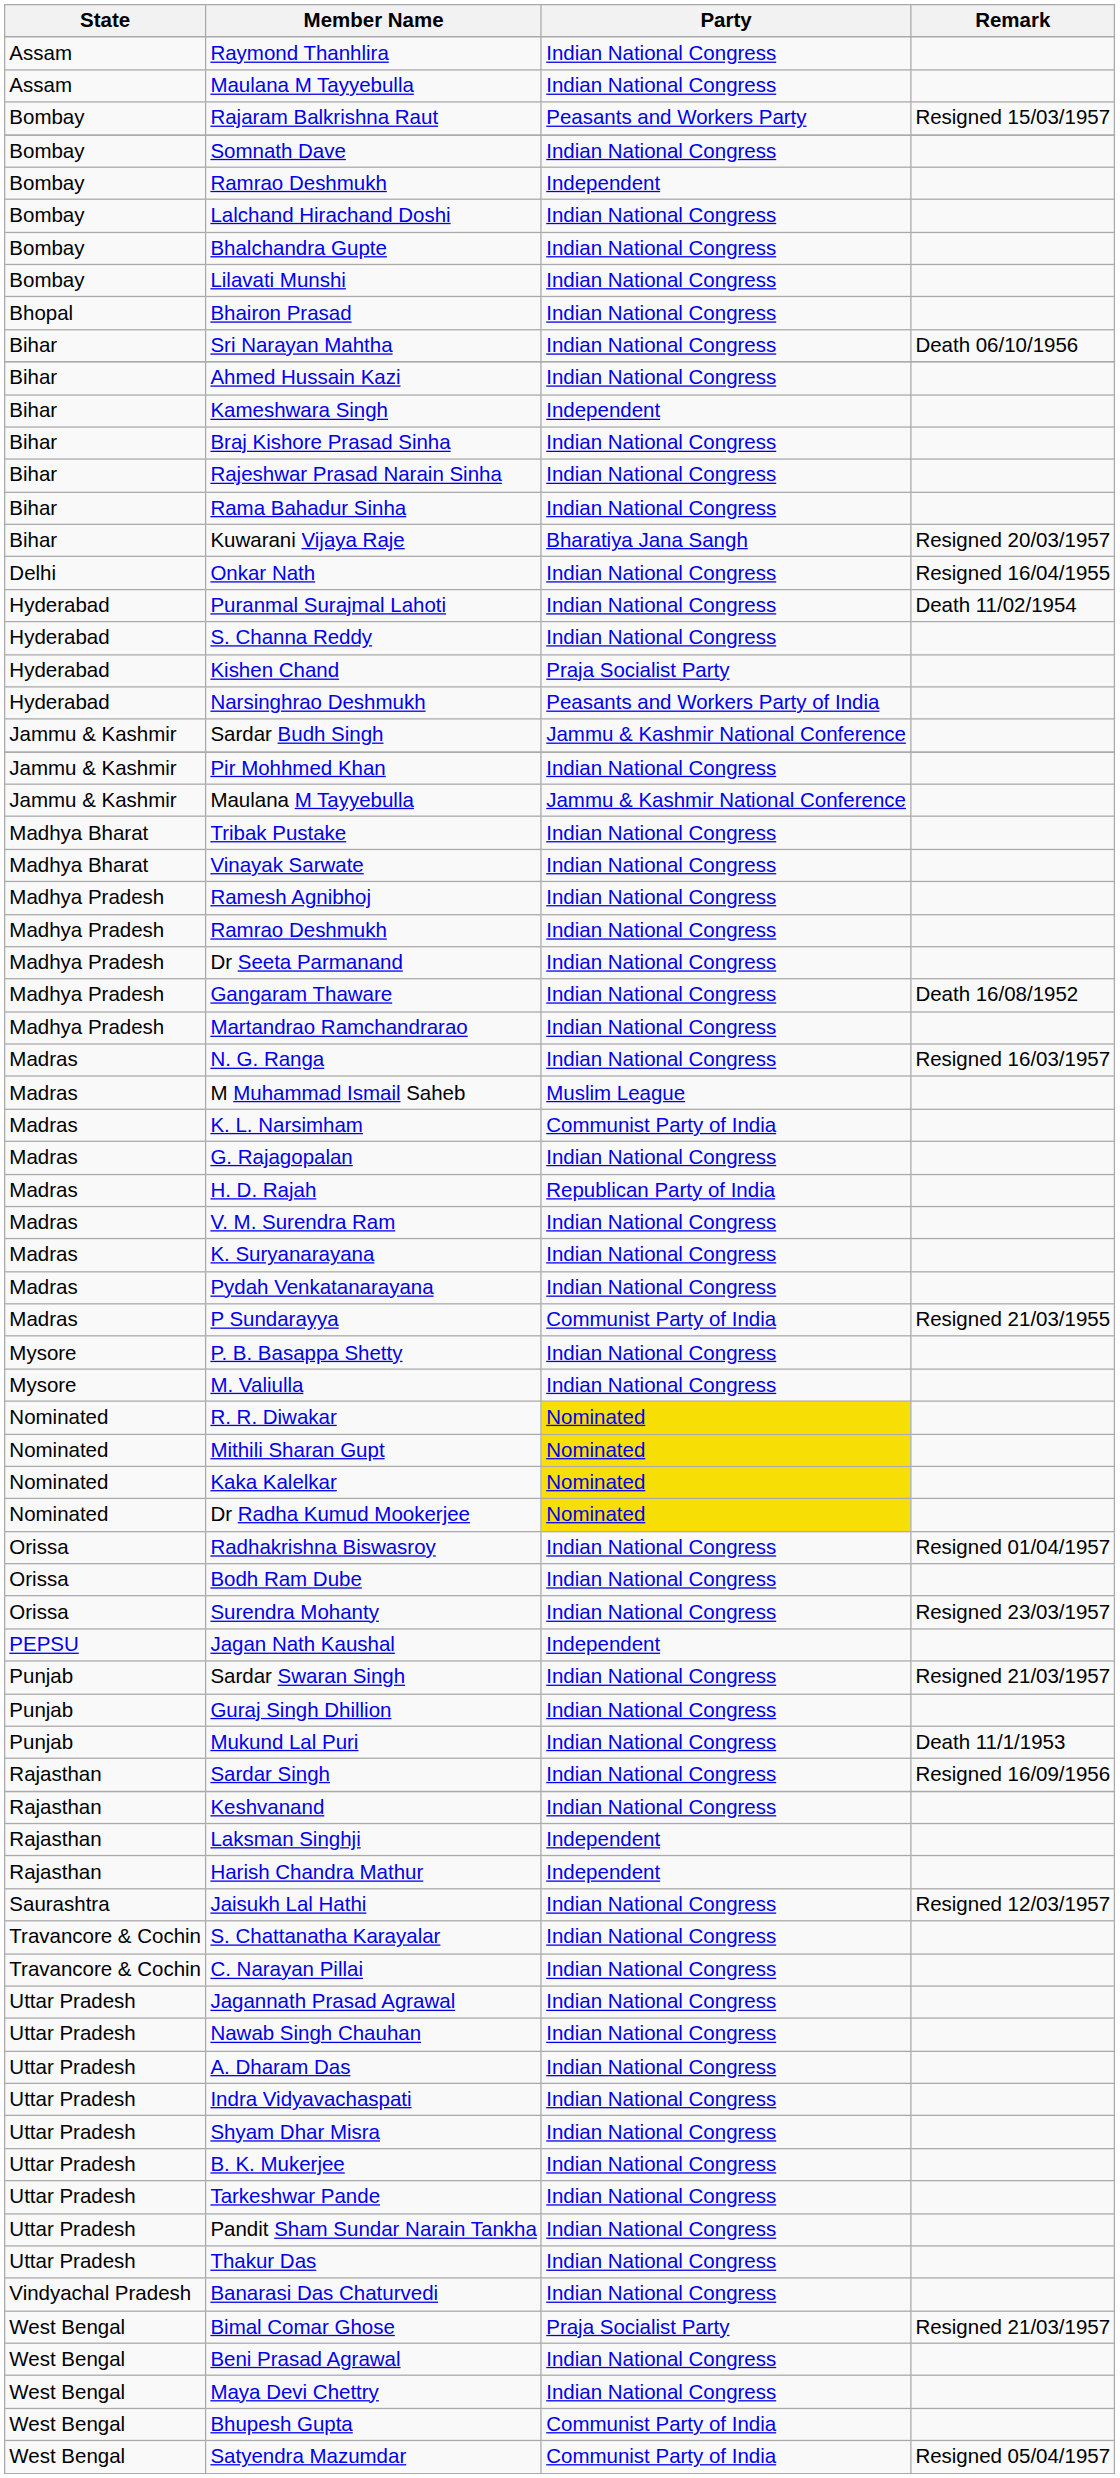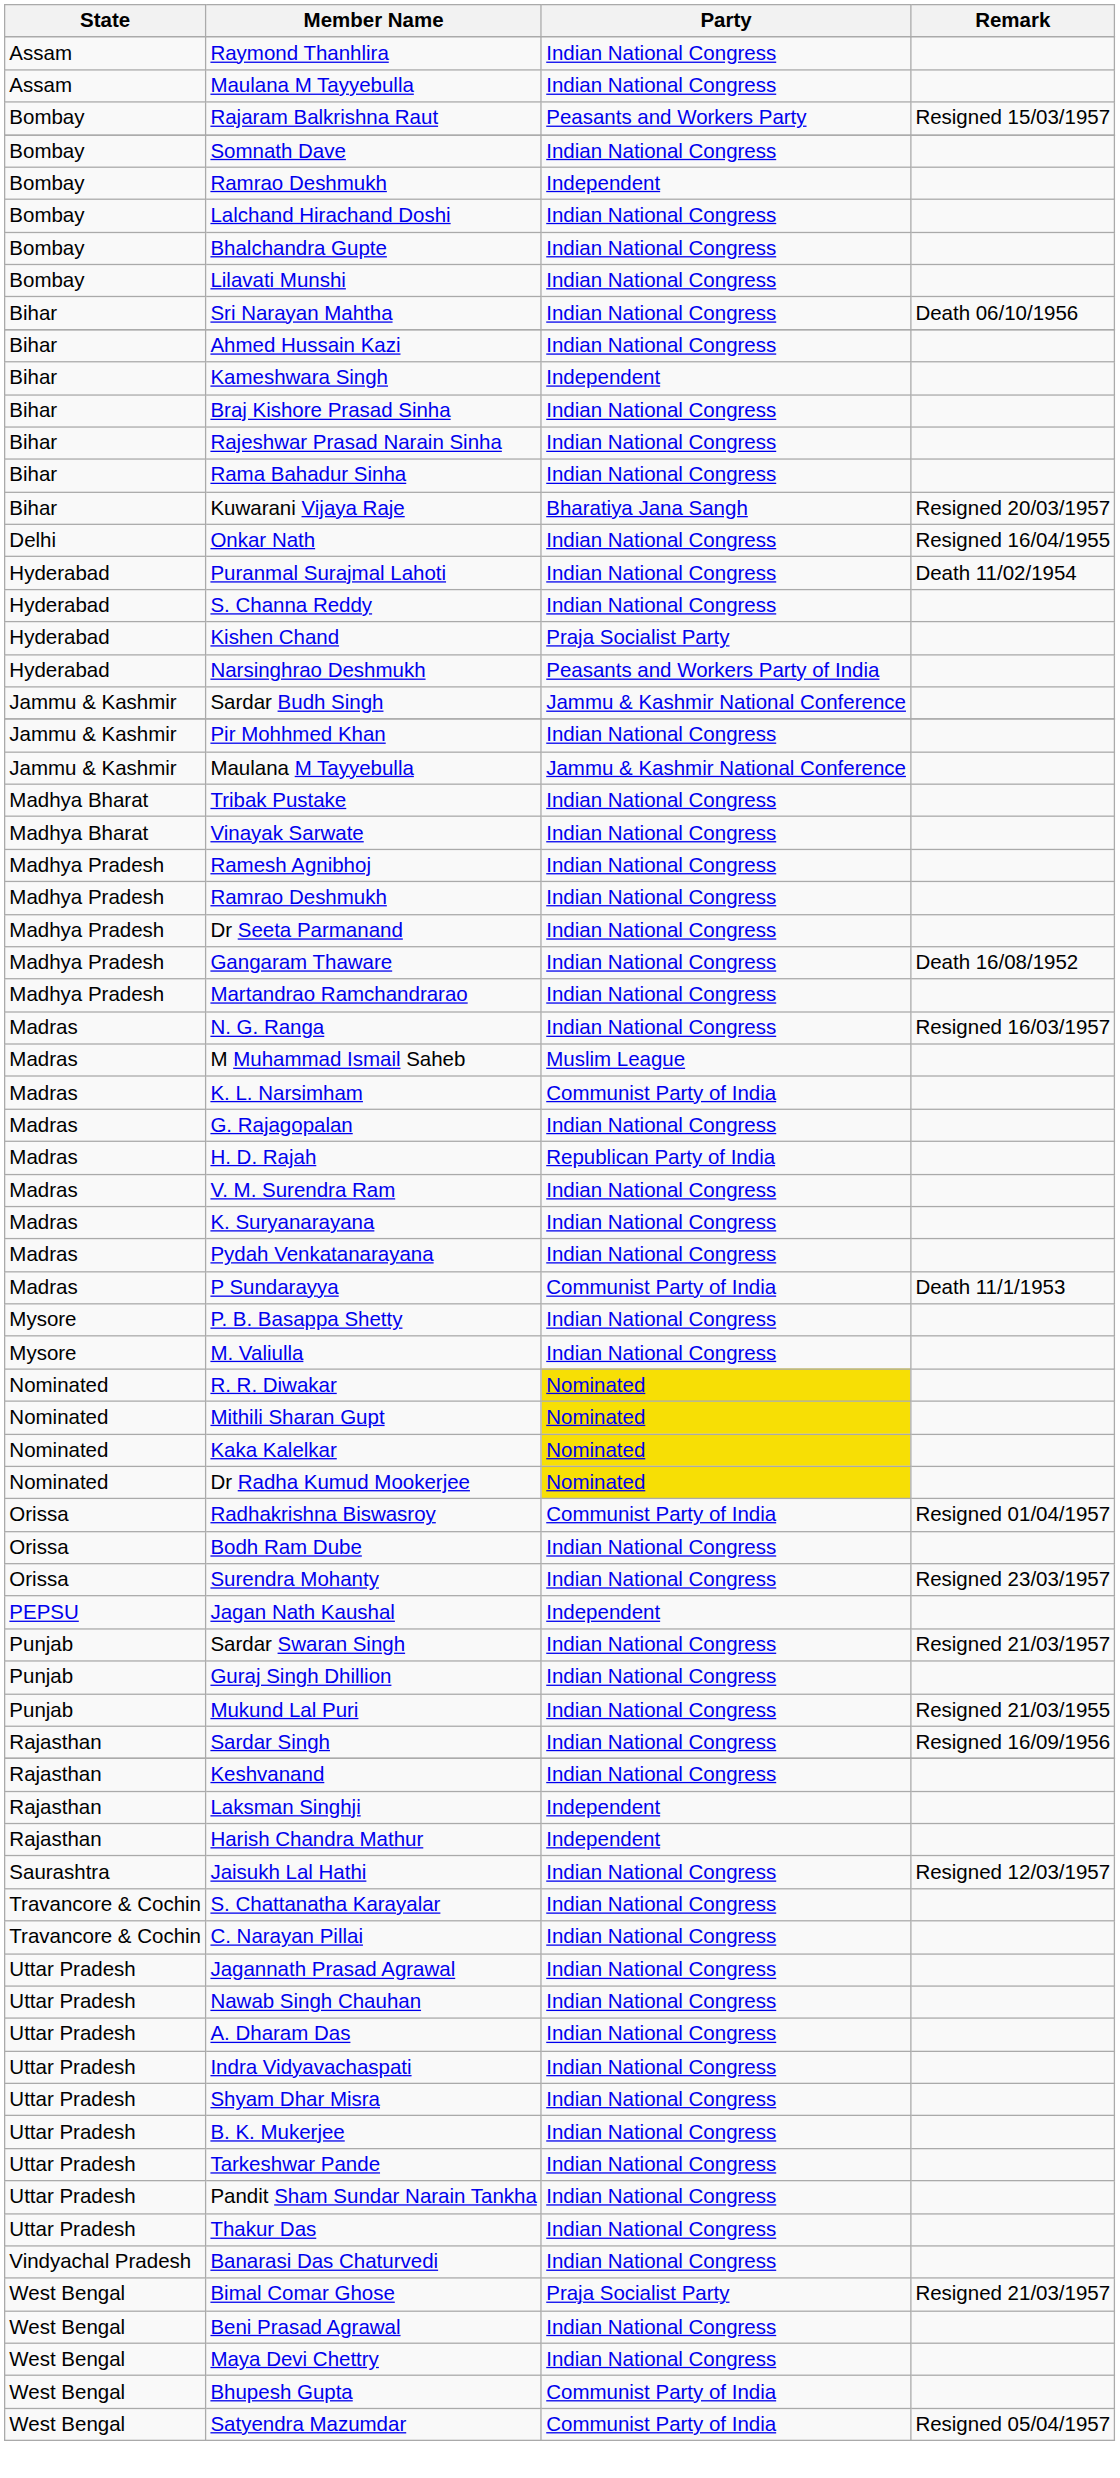- row: (41, 313)
(1013, 1319) Resigned 21/03/1955 -> (990, 1287) Death 11/1/1953
(661, 1547) Indian National Congress -> (661, 1514) Communist Party of India
(990, 1742) Death 11/1/1953 -> (1013, 1709) Resigned 21/03/1955
